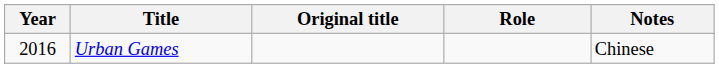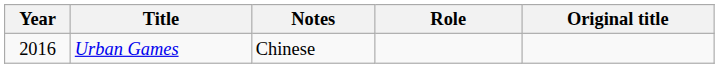columns swapped: (348, 19) <-> (652, 19)
